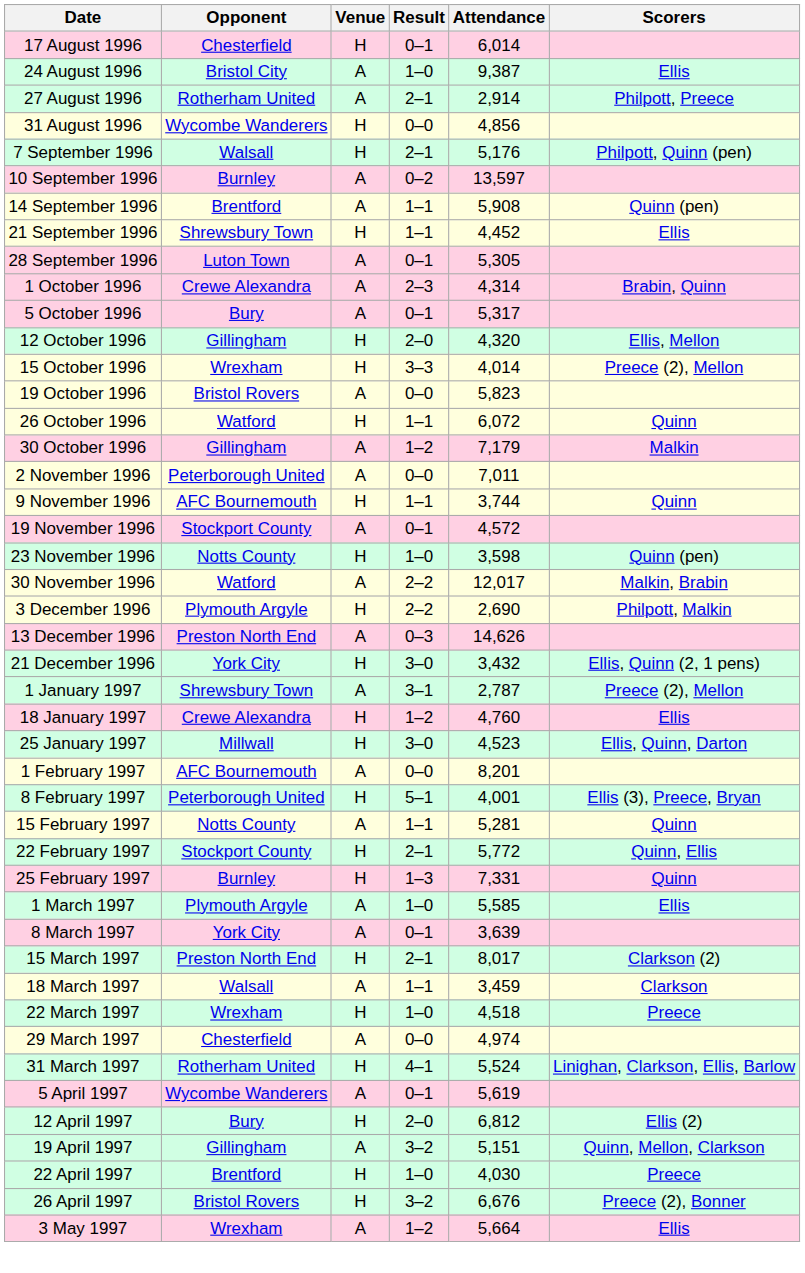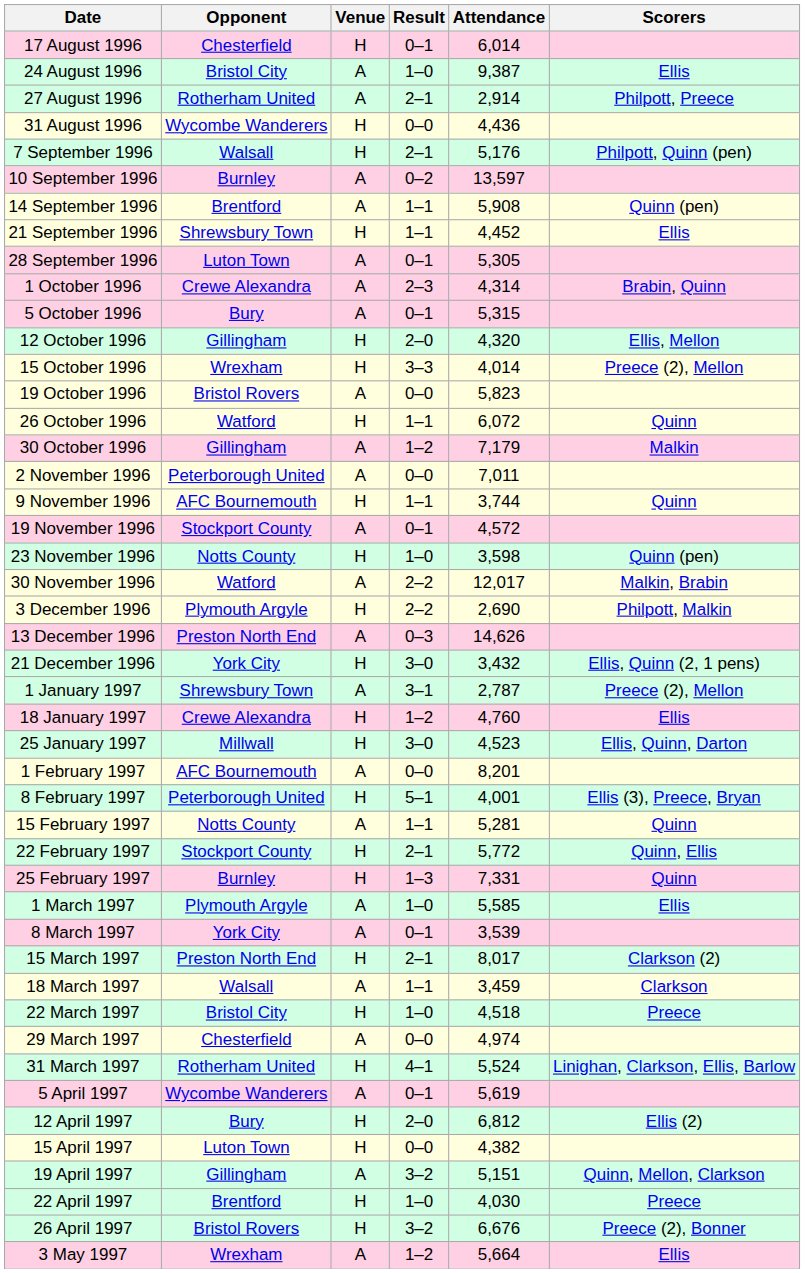(499, 125) 4,856 -> (499, 125) 4,436
(499, 313) 5,317 -> (499, 313) 5,315
(499, 932) 3,639 -> (499, 932) 3,539
(246, 1013) Wrexham -> (246, 1013) Bristol City
+ row: (83, 1147)
